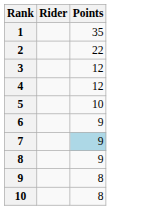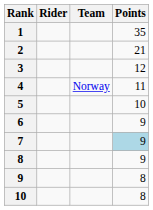+ column: (91, 13)
(98, 50) 22 -> (140, 50) 21
(98, 86) 12 -> (140, 86) 11
